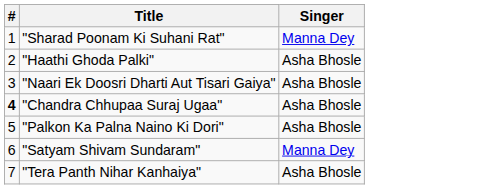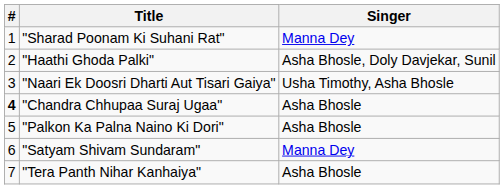(322, 61) Asha Bhosle -> (389, 61) Asha Bhosle, Doly Davjekar, Sunil
(322, 83) Asha Bhosle -> (368, 83) Usha Timothy, Asha Bhosle
